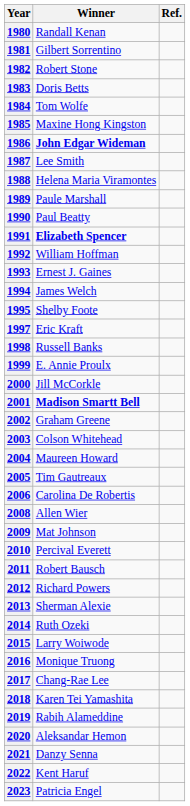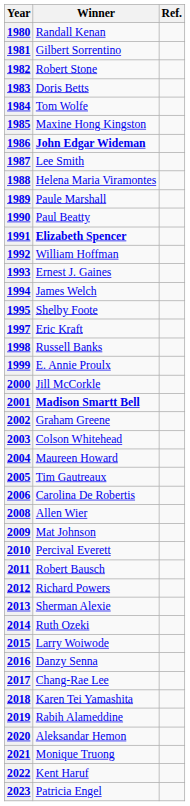(75, 662) Monique Truong -> (67, 662) Danzy Senna
(67, 754) Danzy Senna -> (75, 754) Monique Truong
